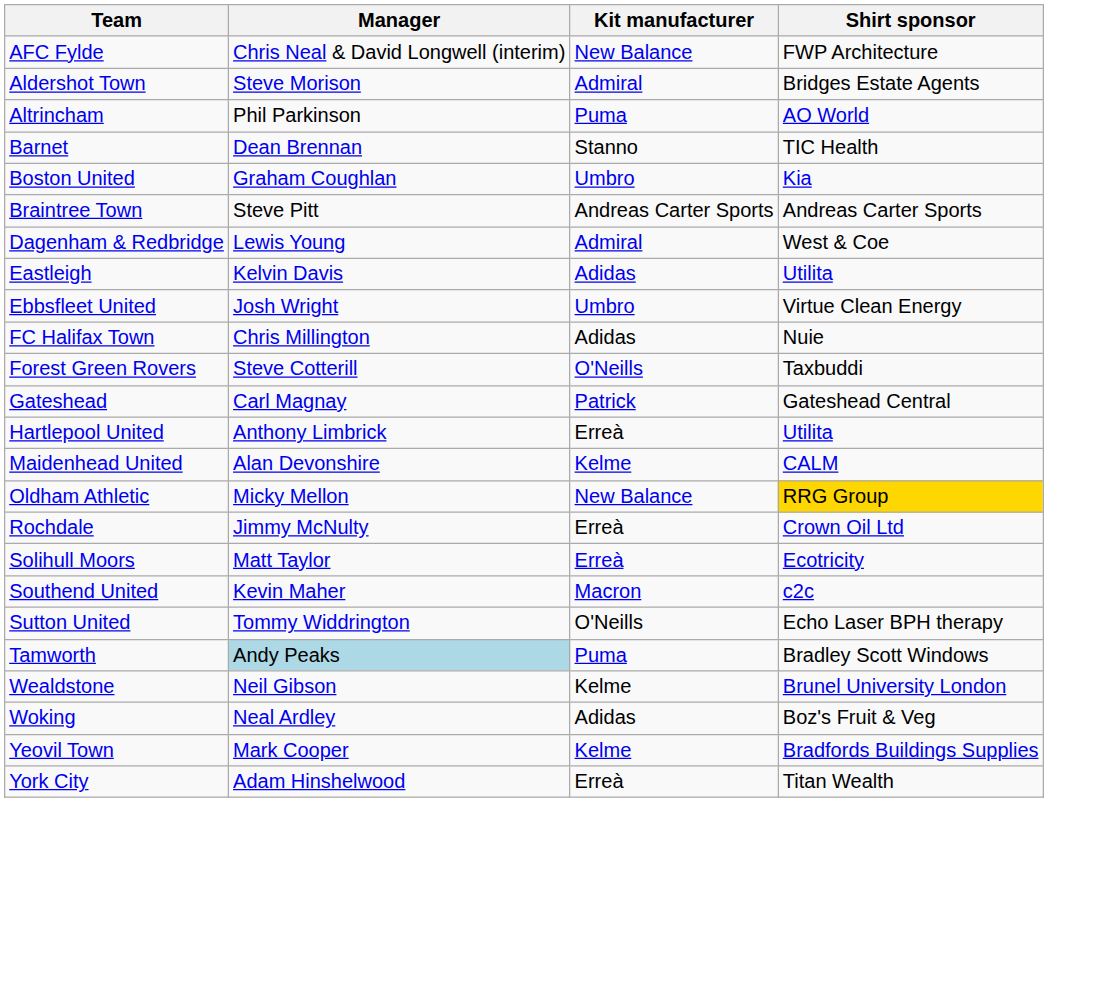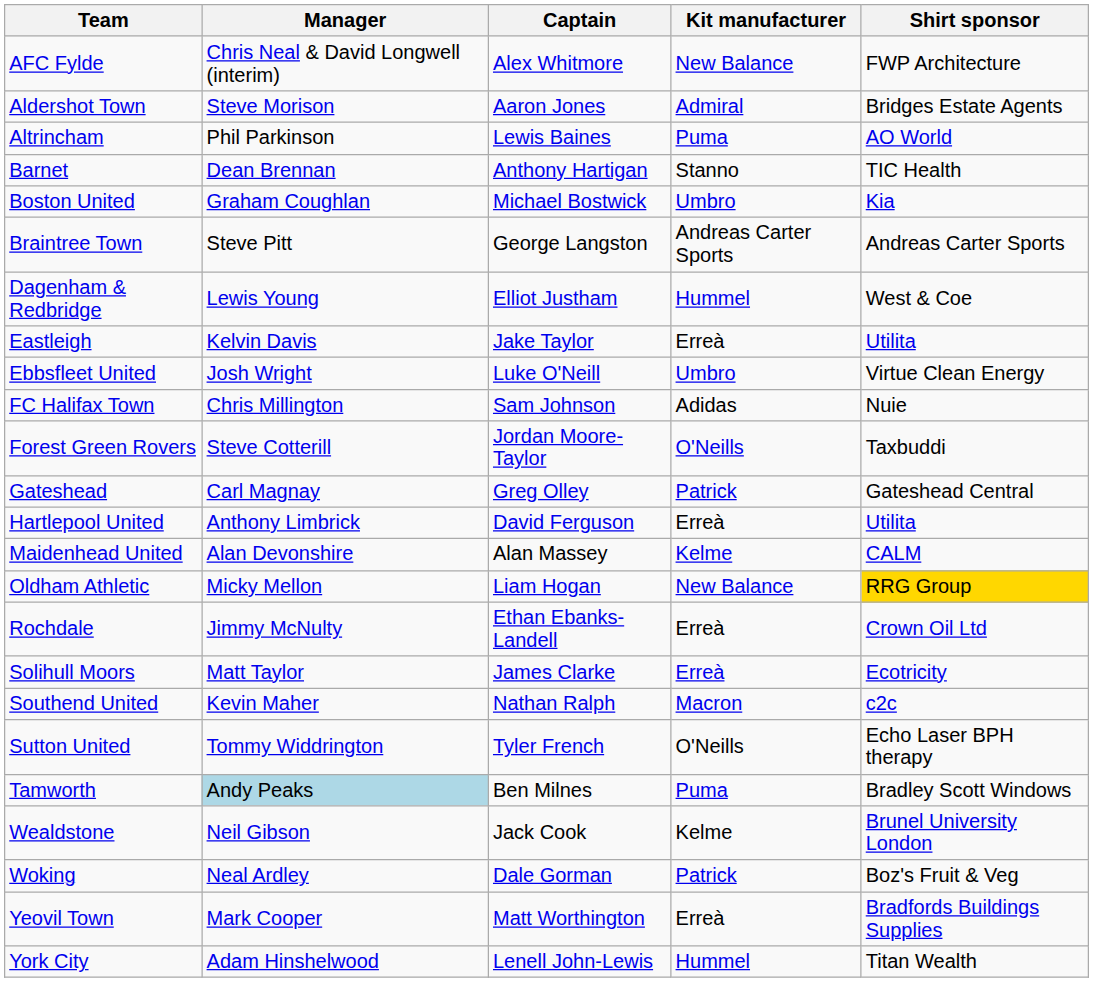+ column: (580, 20)
(609, 242) Admiral -> (713, 298) Hummel
(605, 274) Adidas -> (700, 341) Erreà
(605, 718) Adidas -> (706, 875) Patrick
(603, 749) Kelme -> (700, 918) Erreà
(599, 781) Erreà -> (713, 961) Hummel
